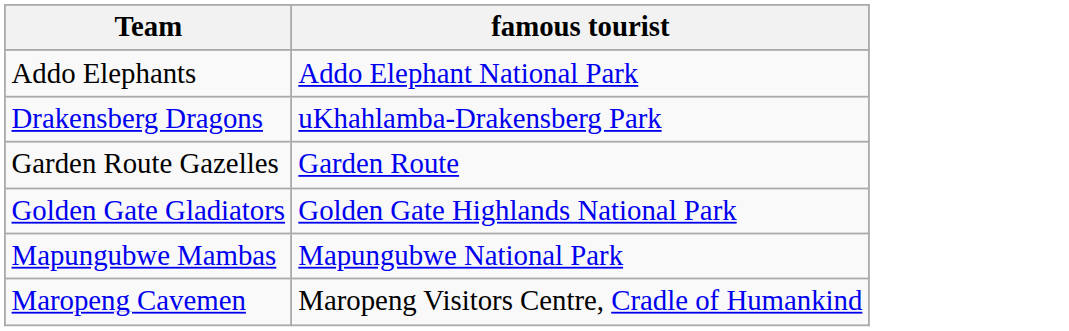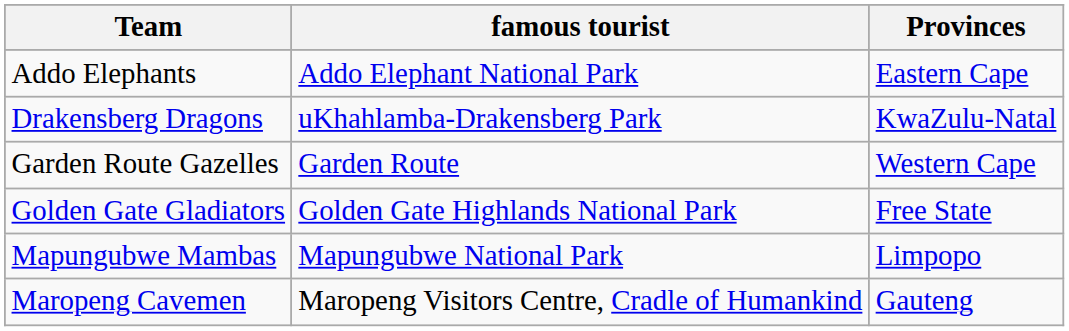+ column: (966, 27)
